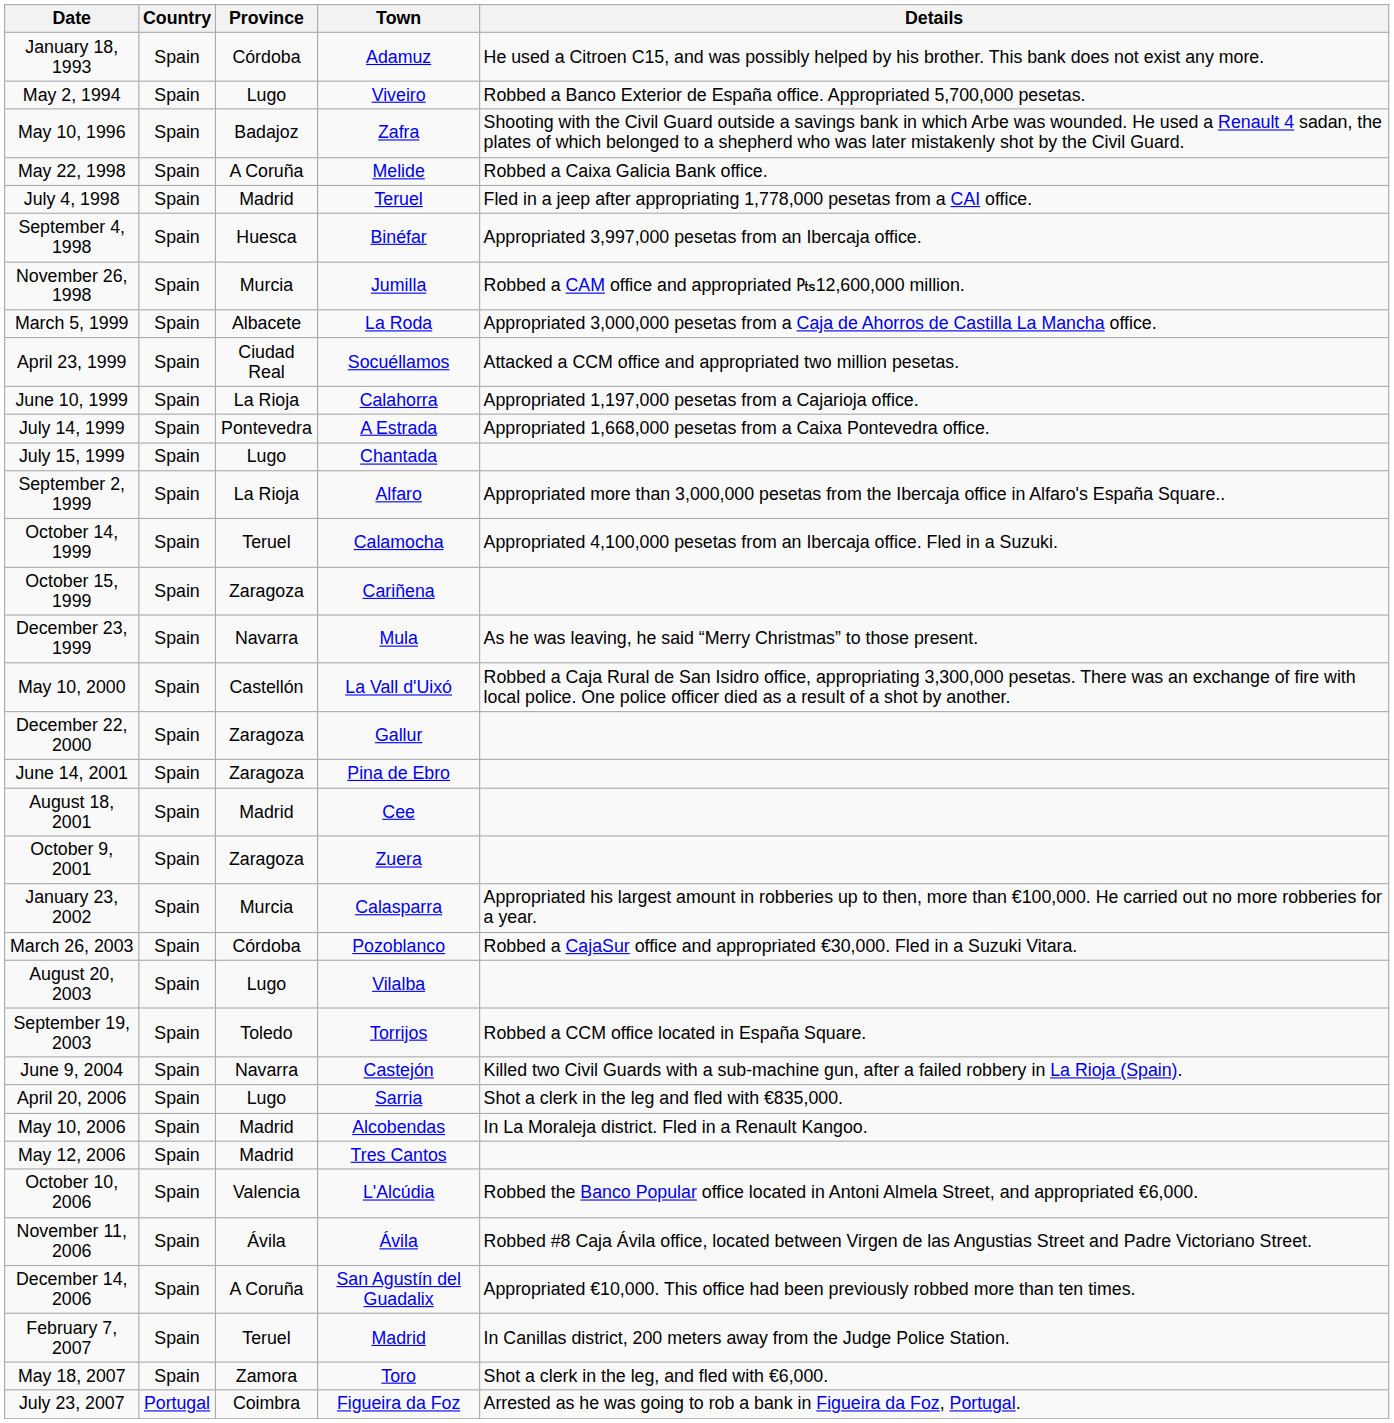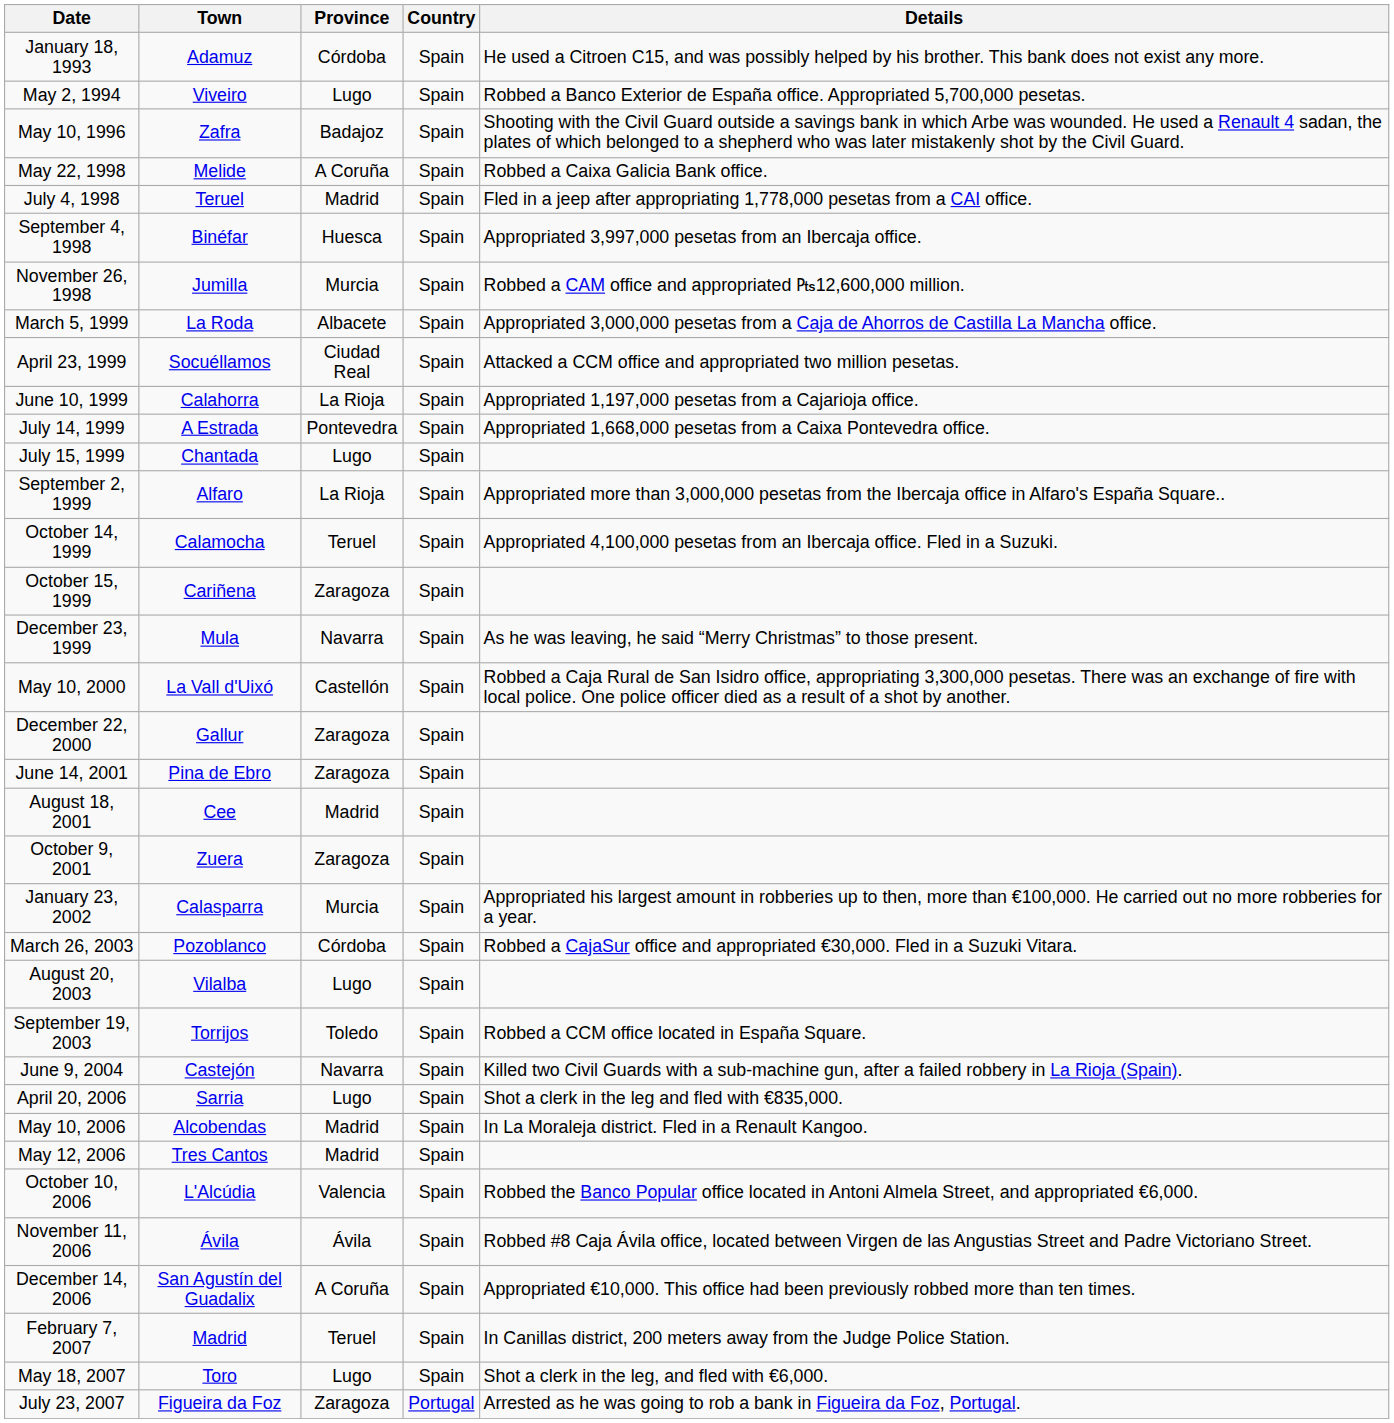columns swapped: (399, 18) <-> (177, 18)
(266, 1375) Zamora -> (352, 1375) Lugo
(266, 1404) Coimbra -> (352, 1404) Zaragoza
